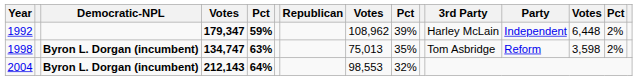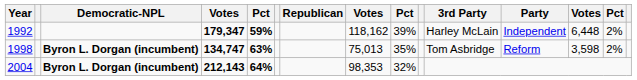(369, 31) 108,962 -> (368, 31) 118,162
(366, 67) 98,553 -> (366, 67) 98,353
